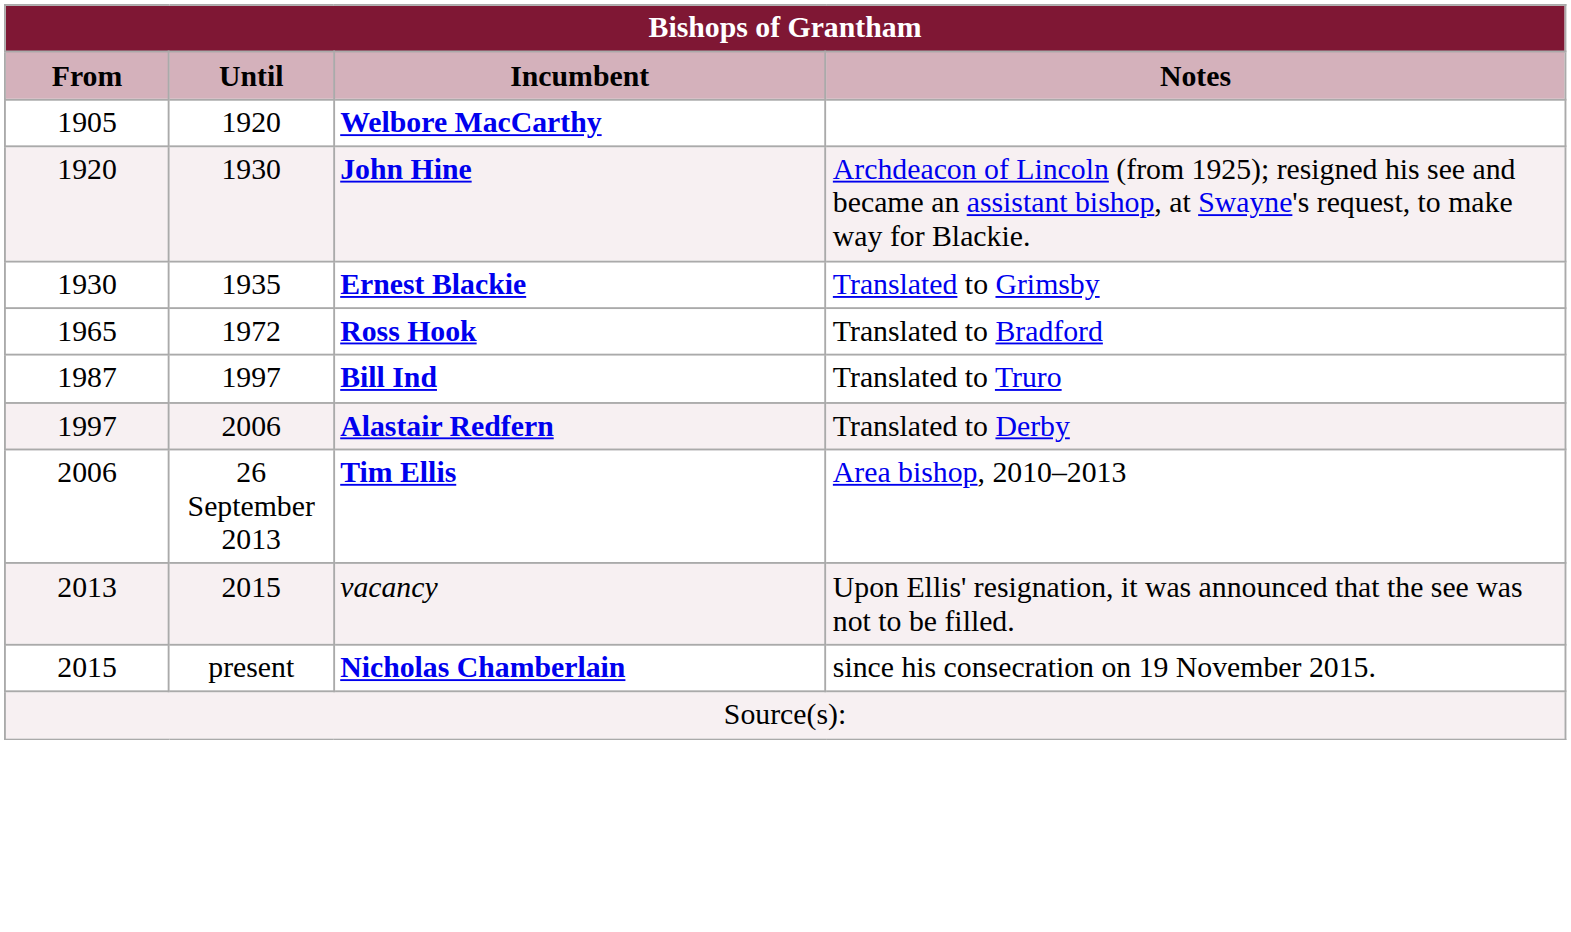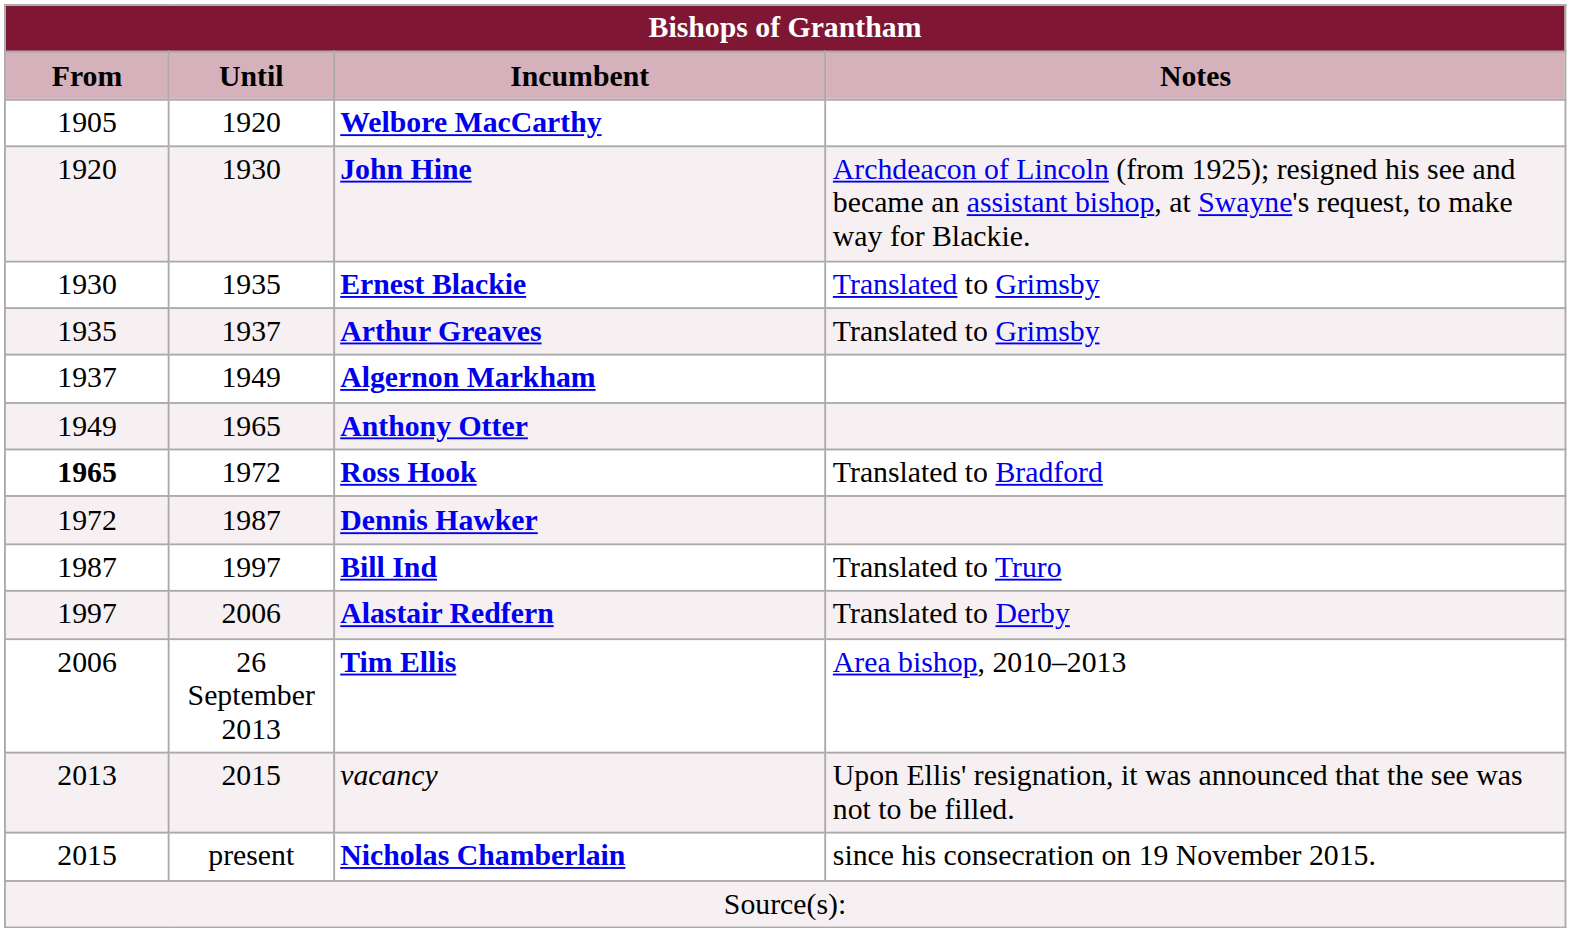+ row: (441, 331)
+ row: (468, 378)
+ row: (434, 425)
(87, 331) normal -> (87, 472) bold
+ row: (439, 519)
